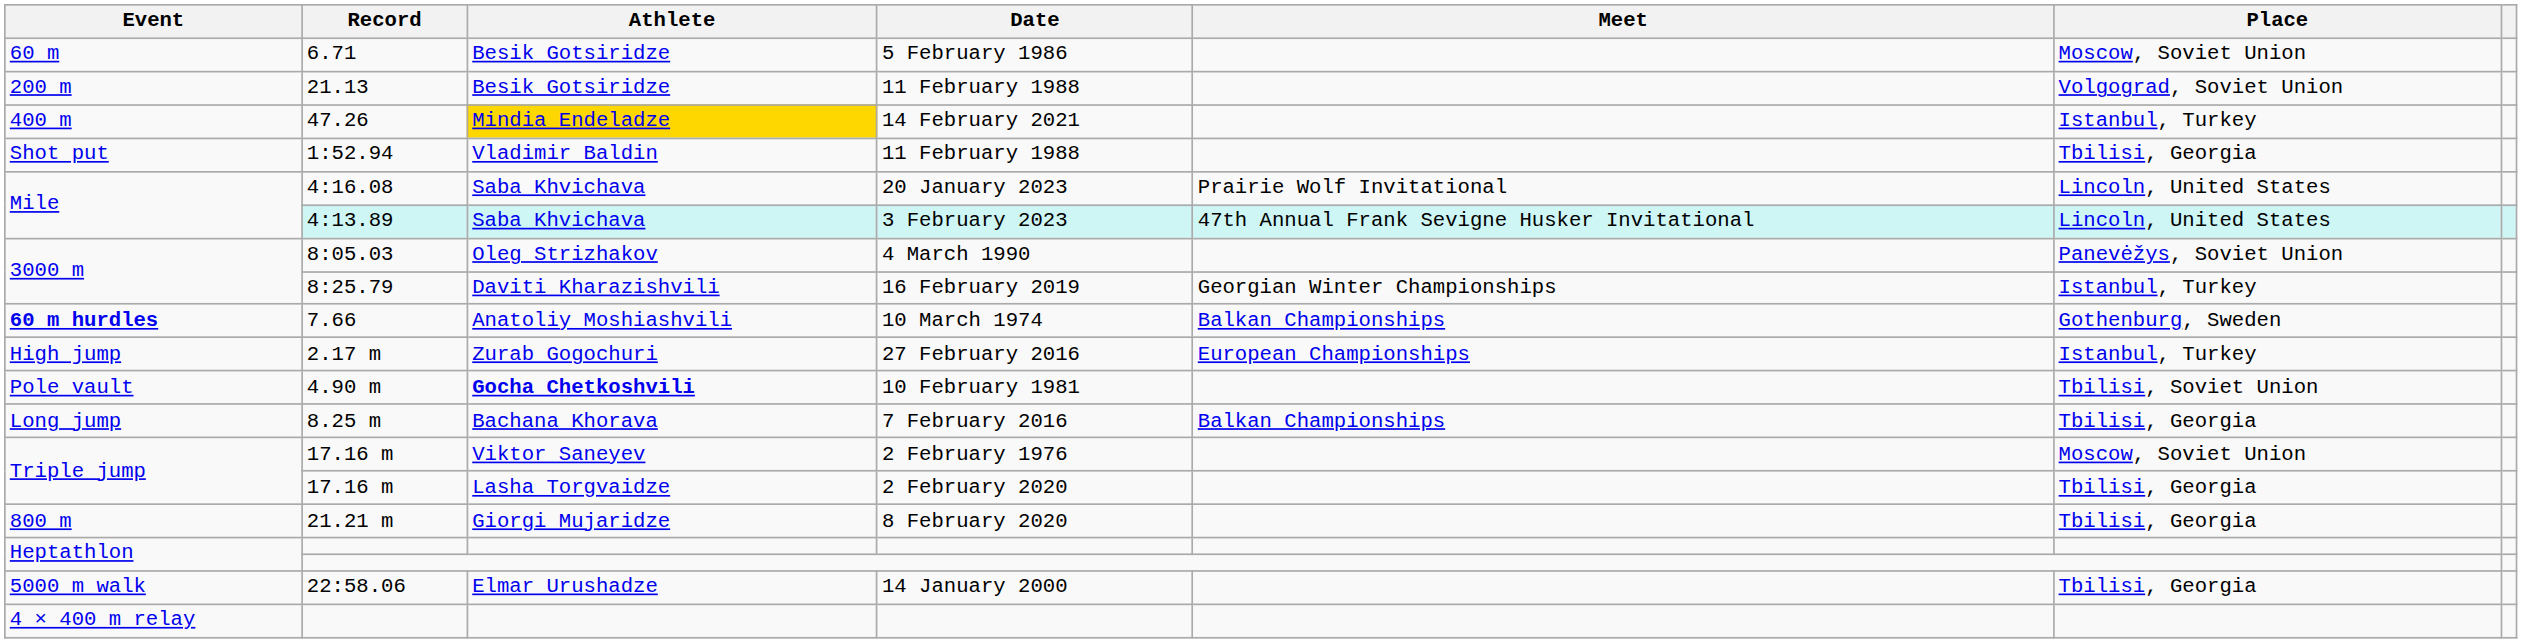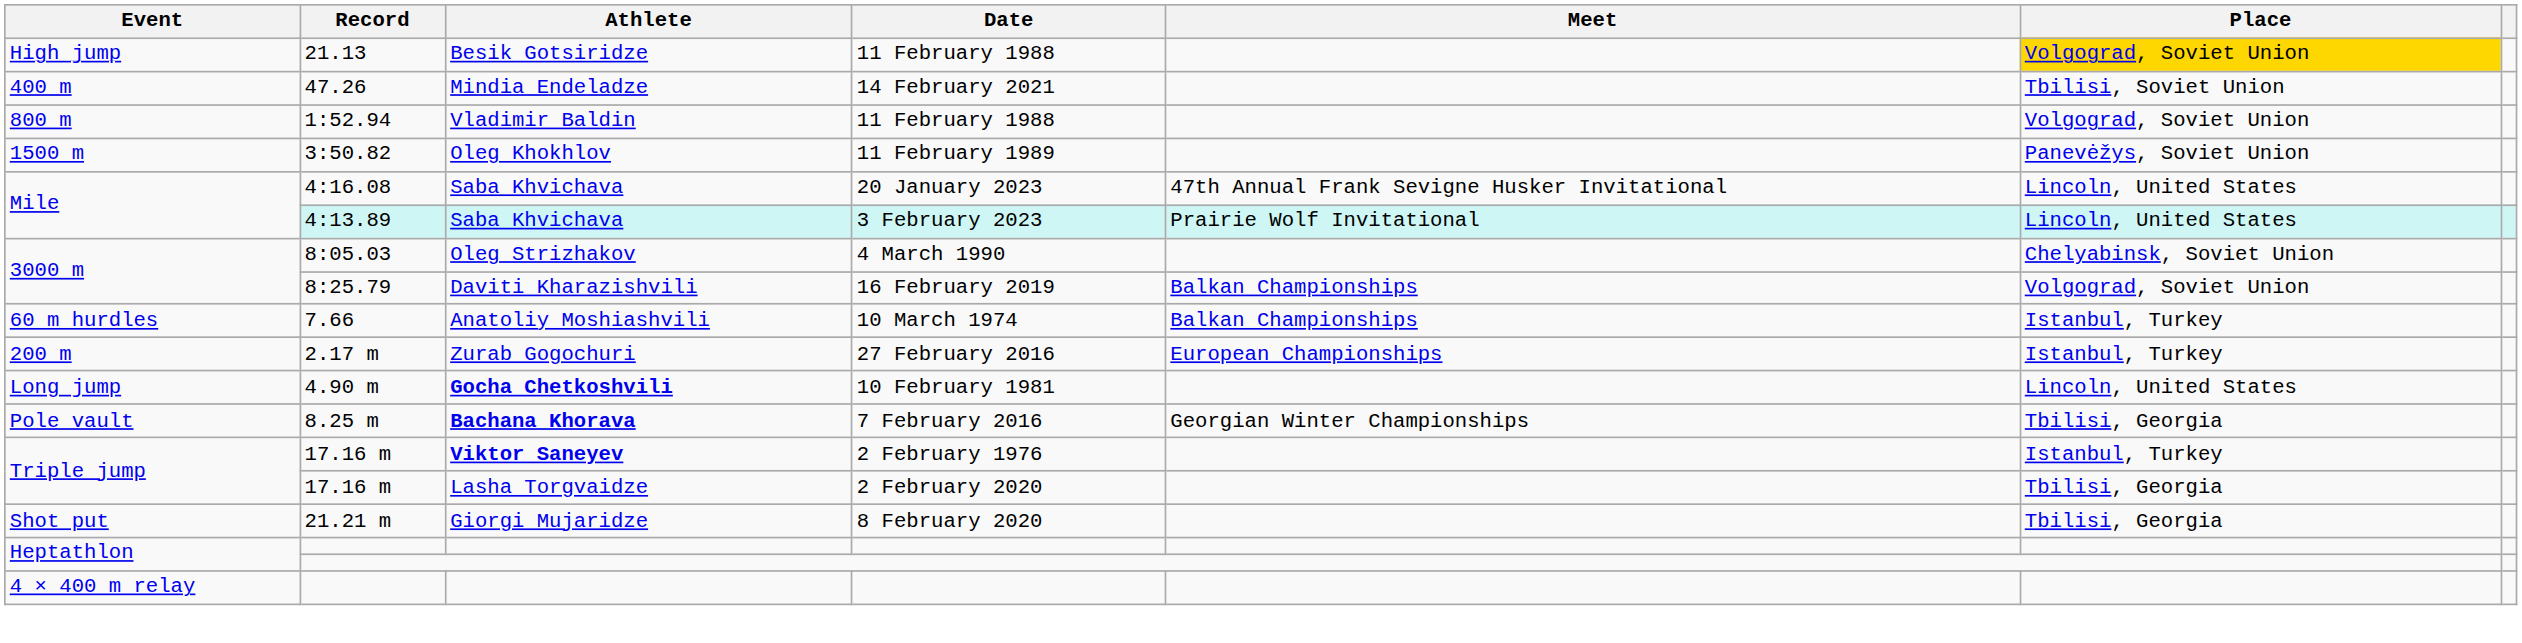- row: (332, 55)
(41, 88) 200 m -> (65, 55) High jump
(2201, 88) no background -> (2167, 55) gold background
(571, 122) gold background -> (549, 88) no background
(2158, 122) Istanbul, Turkey -> (2155, 88) Tbilisi, Soviet Union
(59, 155) Shot put -> (41, 122) 800 m
(2158, 155) Tbilisi, Georgia -> (2167, 122) Volgograd, Soviet Union
+ row: (348, 155)
(1352, 188) Prairie Wolf Invitational -> (1449, 188) 47th Annual Frank Sevigne Husker Invitational
(1476, 222) 47th Annual Frank Sevigne Husker Invitational -> (1325, 222) Prairie Wolf Invitational
(2201, 255) Panevėžys, Soviet Union -> (2179, 255) Chelyabinsk, Soviet Union
(1377, 288) Georgian Winter Championships -> (1294, 288) Balkan Championships
(2158, 288) Istanbul, Turkey -> (2167, 288) Volgograd, Soviet Union
(84, 321) bold -> (84, 321) normal
(2170, 321) Gothenburg, Sweden -> (2124, 321) Istanbul, Turkey
(65, 355) High jump -> (41, 355) 200 m
(72, 388) Pole vault -> (65, 388) Long jump
(2189, 388) Tbilisi, Soviet Union -> (2161, 388) Lincoln, United States
(65, 421) Long jump -> (72, 421) Pole vault
(565, 421) normal -> (543, 421) bold
(1321, 421) Balkan Championships -> (1350, 421) Georgian Winter Championships
(559, 455) normal -> (537, 455) bold
(2182, 455) Moscow, Soviet Union -> (2124, 455) Istanbul, Turkey
(41, 521) 800 m -> (59, 521) Shot put
- row: (356, 588)
